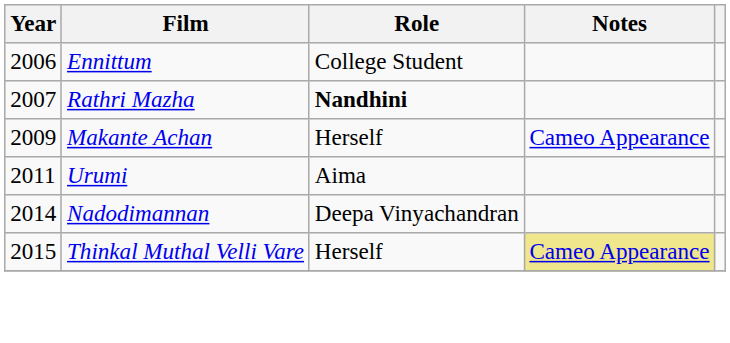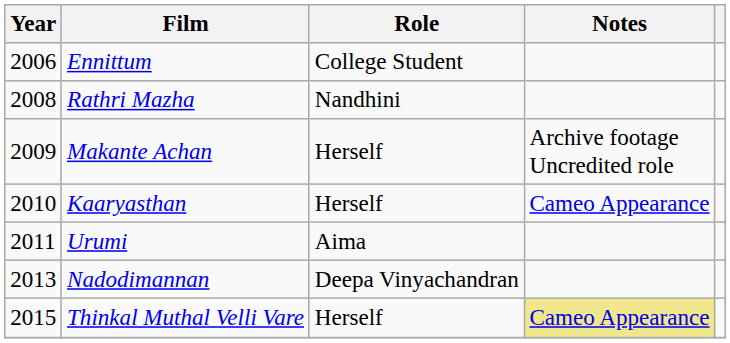(33, 99) 2007 -> (33, 99) 2008
(361, 99) bold -> (358, 99) normal
(620, 138) Cameo Appearance -> (604, 151) Archive footage Uncredited role
+ row: (127, 203)
(33, 214) 2014 -> (33, 279) 2013
